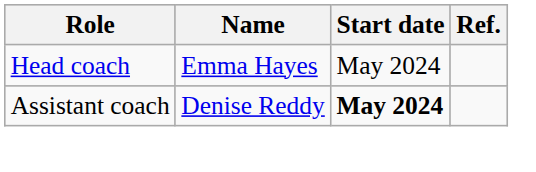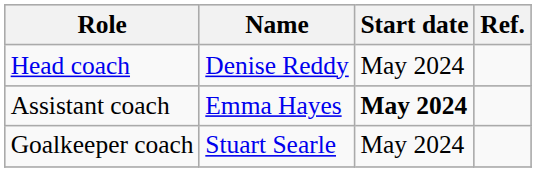(250, 65) Emma Hayes -> (277, 65) Denise Reddy
(253, 105) Denise Reddy -> (273, 105) Emma Hayes
+ row: (102, 145)
